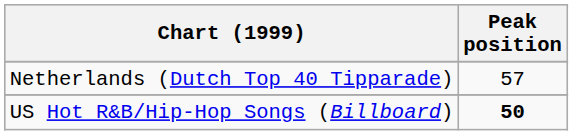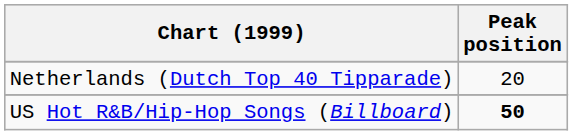(513, 79) 57 -> (513, 79) 20
